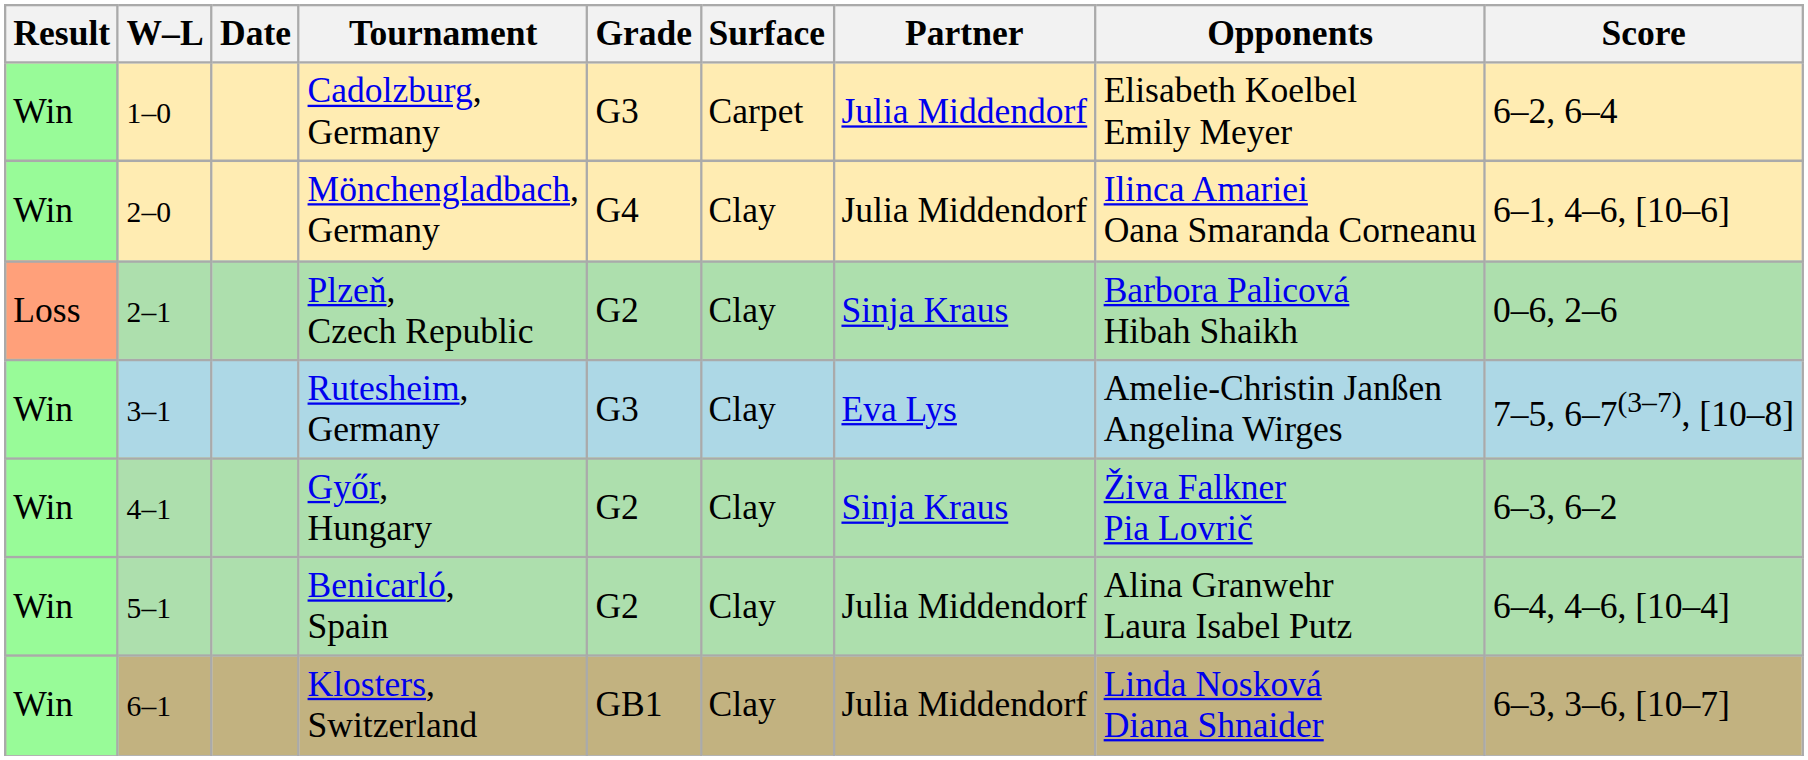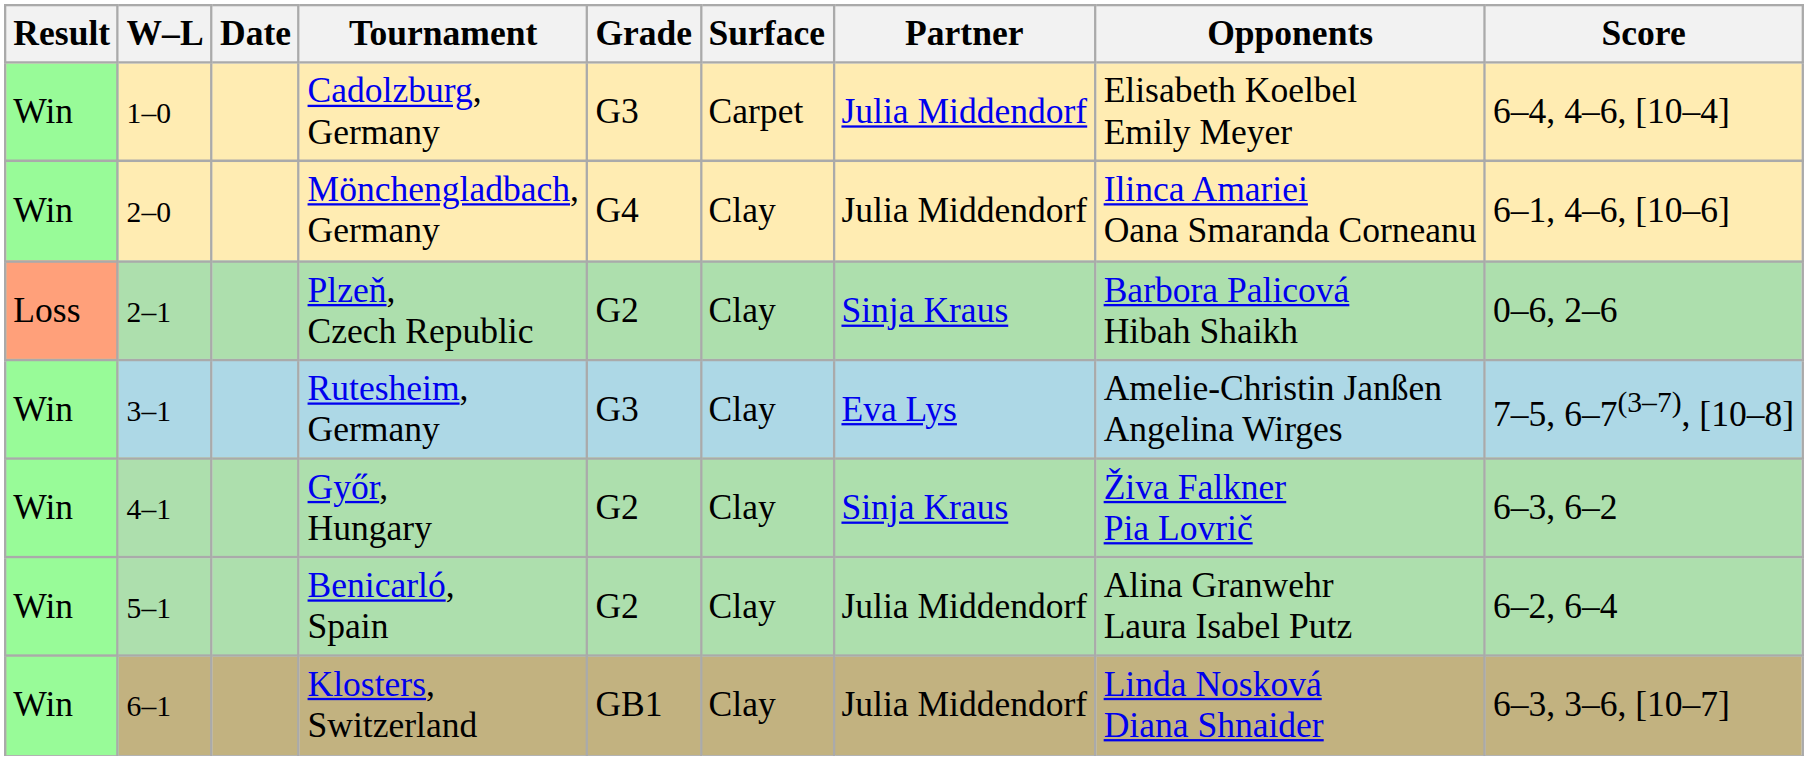(1555, 111) 6–2, 6–4 -> (1612, 111) 6–4, 4–6, [10–4]
(1612, 605) 6–4, 4–6, [10–4] -> (1555, 605) 6–2, 6–4
